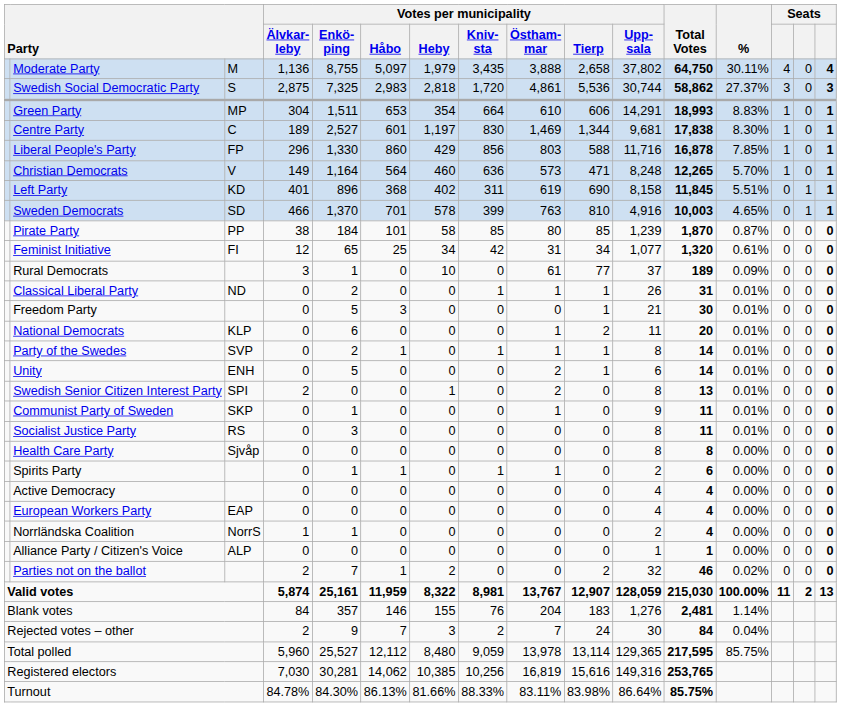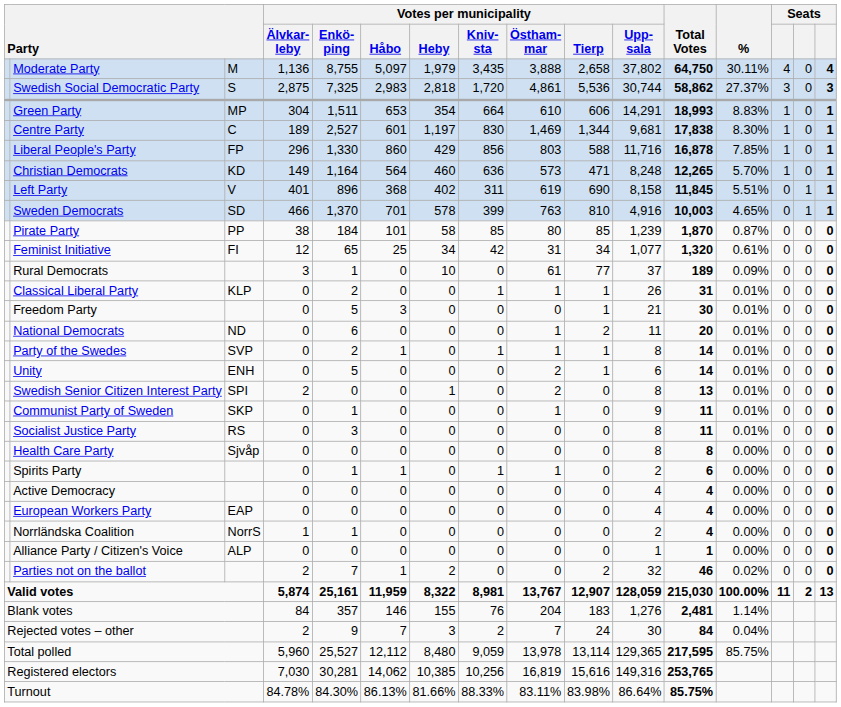(232, 170) V -> (236, 170) KD
(236, 190) KD -> (232, 190) V
(237, 290) ND -> (240, 290) KLP
(240, 331) KLP -> (237, 331) ND
